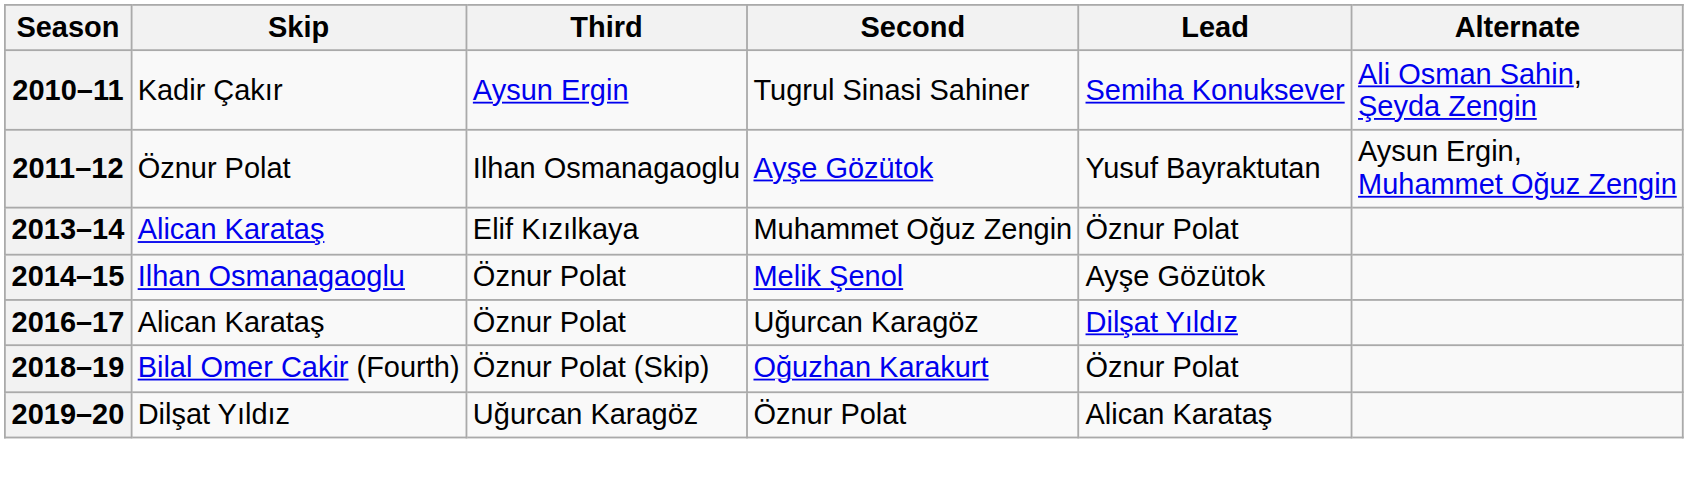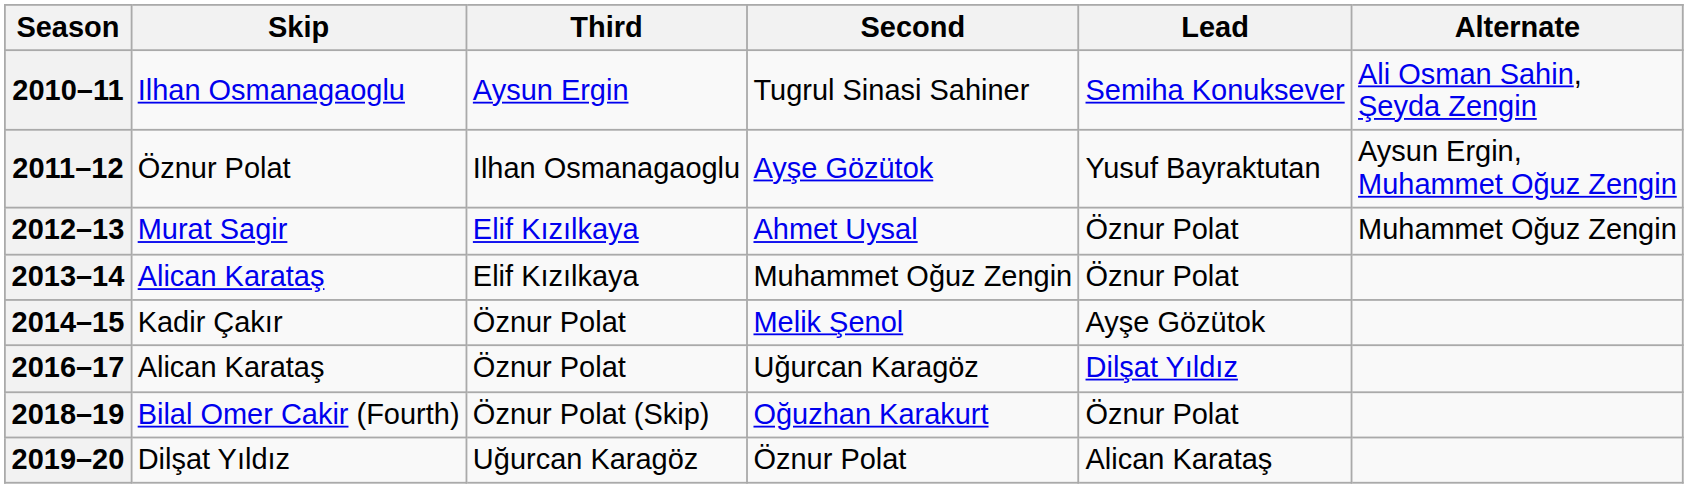(210, 89) Kadir Çakır -> (271, 89) Ilhan Osmanagaoglu
+ row: (68, 230)
(271, 276) Ilhan Osmanagaoglu -> (210, 322) Kadir Çakır
